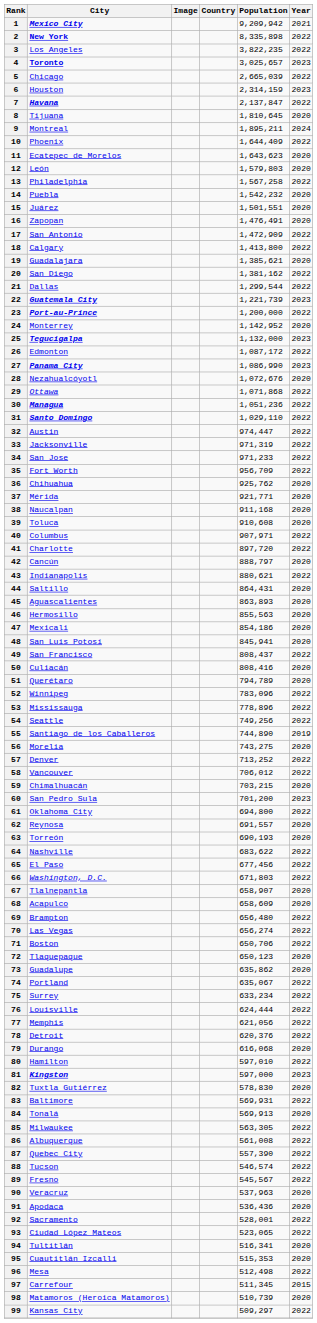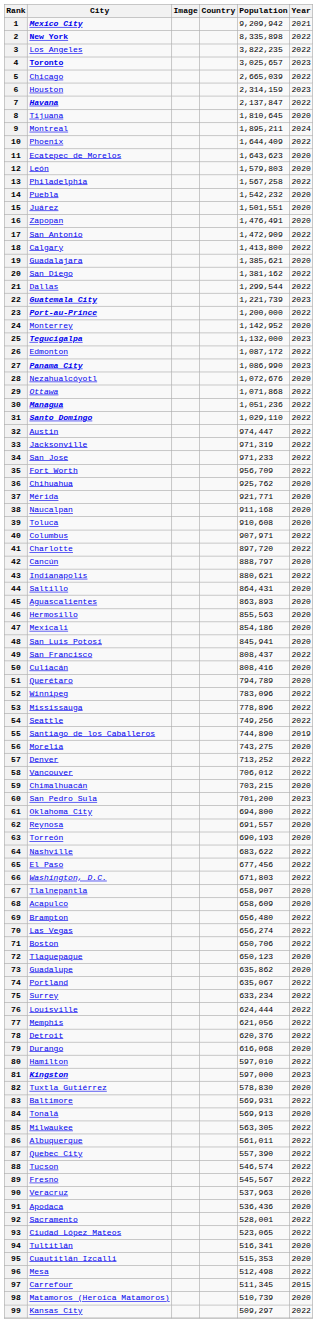(256, 1141) 561,008 -> (256, 1141) 561,011
